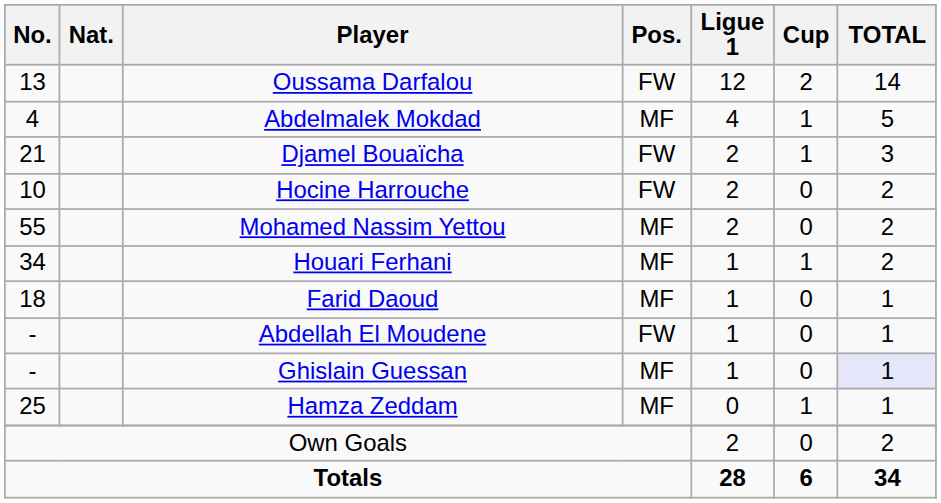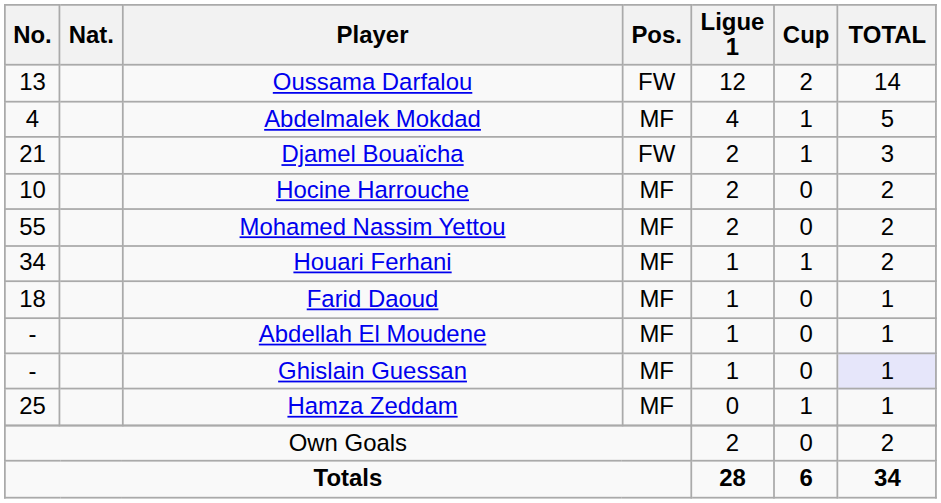(657, 190) FW -> (657, 190) MF
(657, 334) FW -> (657, 334) MF
